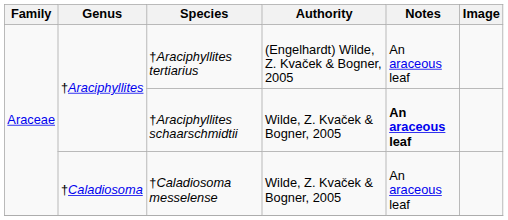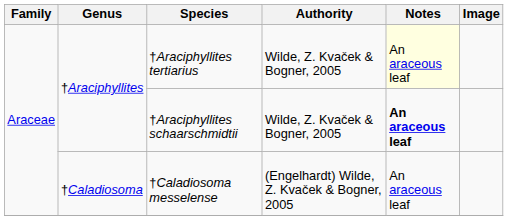(323, 63) (Engelhardt) Wilde, Z. Kvaček & Bogner, 2005 -> (319, 63) Wilde, Z. Kvaček & Bogner, 2005
(415, 63) no background -> (415, 63) lightyellow background
(319, 190) Wilde, Z. Kvaček & Bogner, 2005 -> (323, 190) (Engelhardt) Wilde, Z. Kvaček & Bogner, 2005
